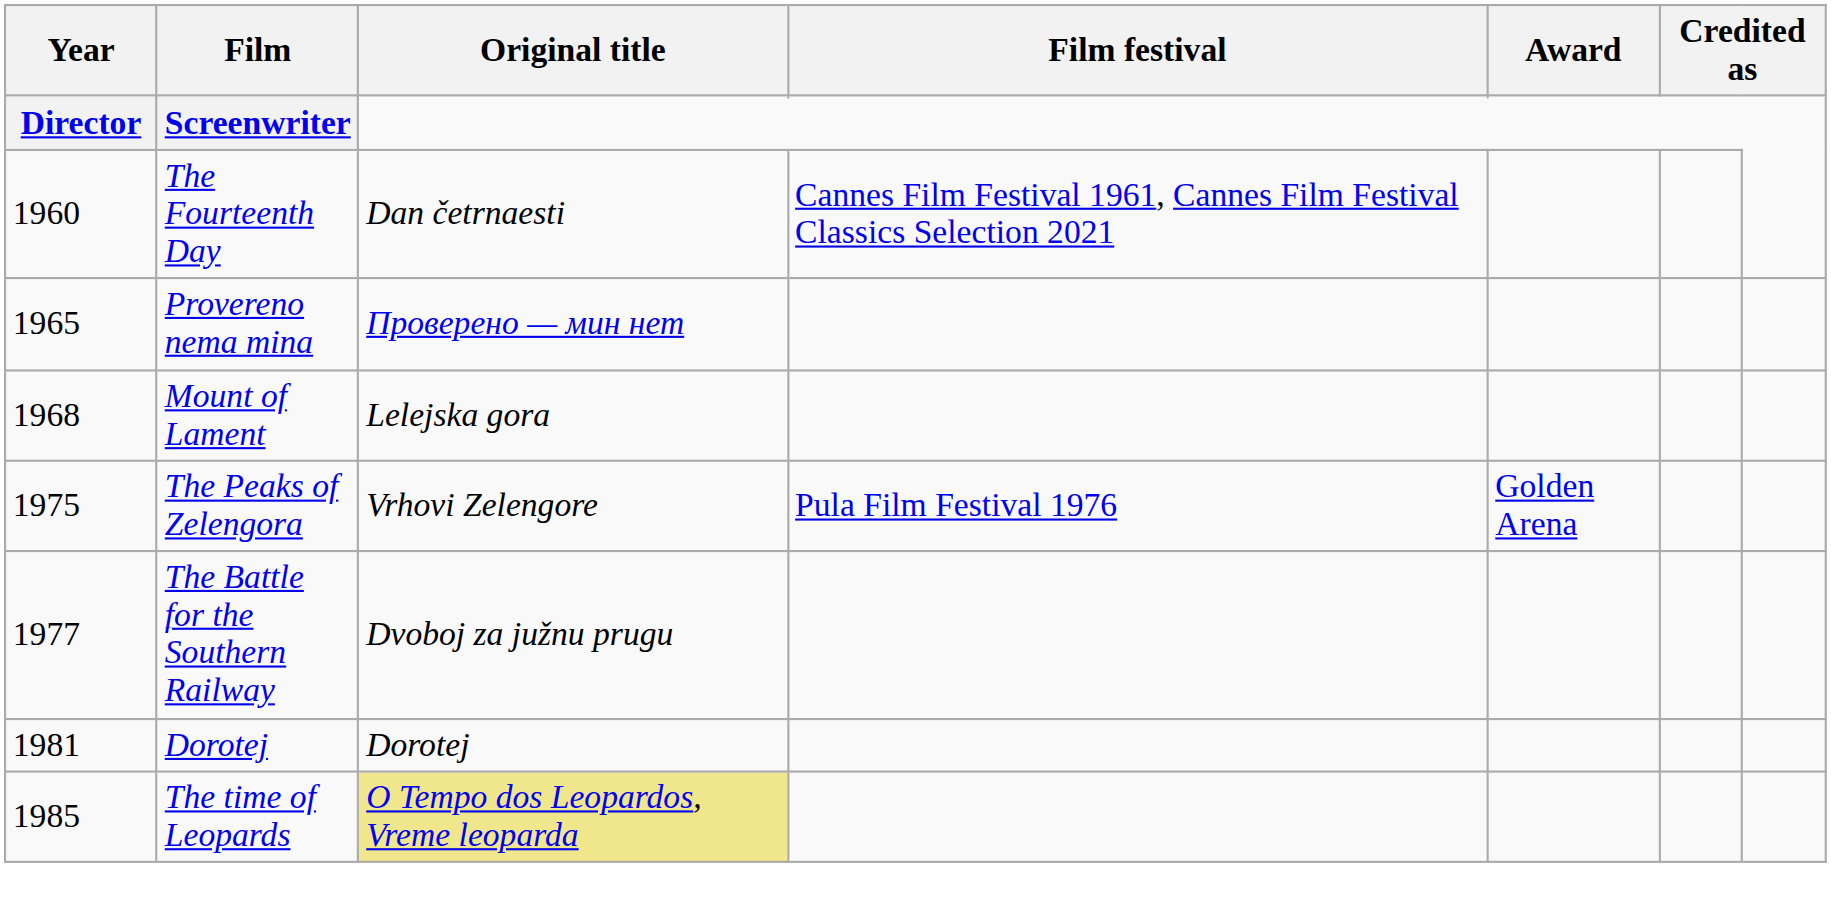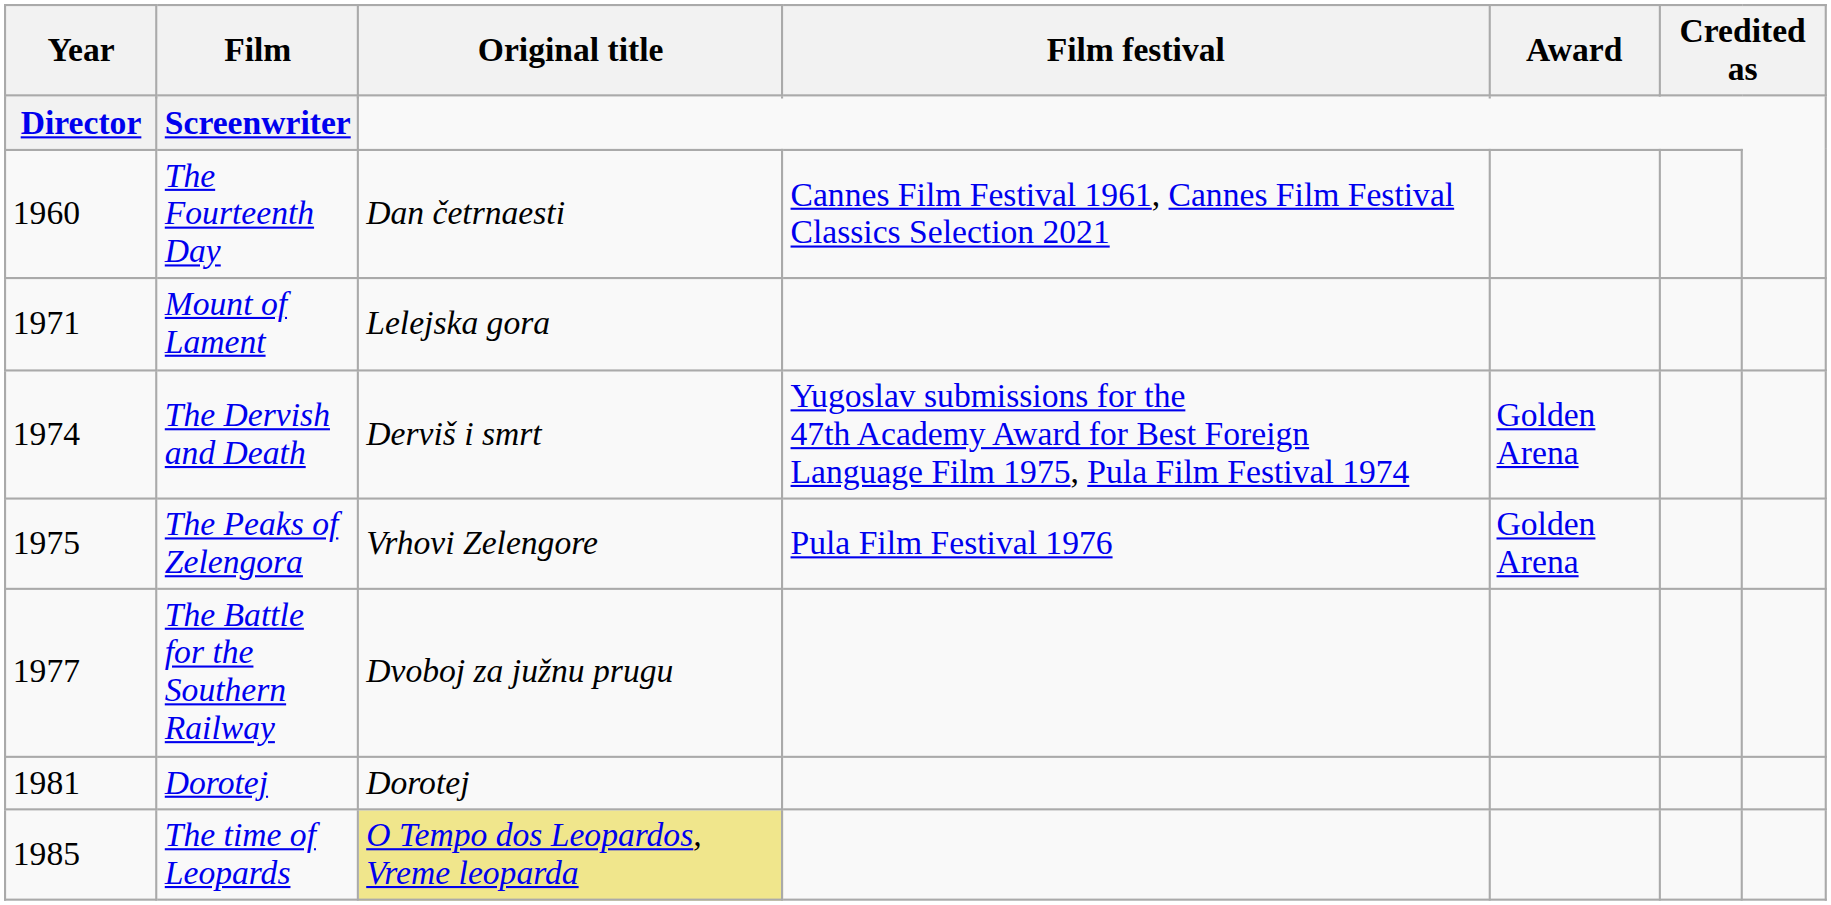- row: (239, 323)
(46, 414) 1968 -> (46, 323) 1971
+ row: (247, 433)
